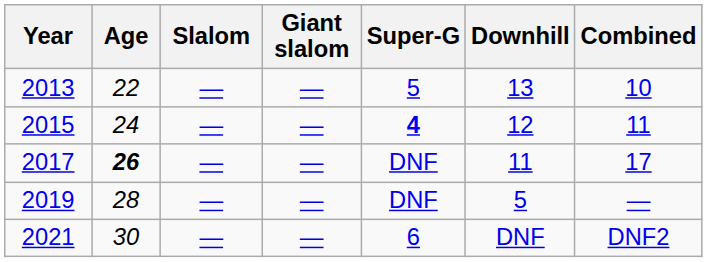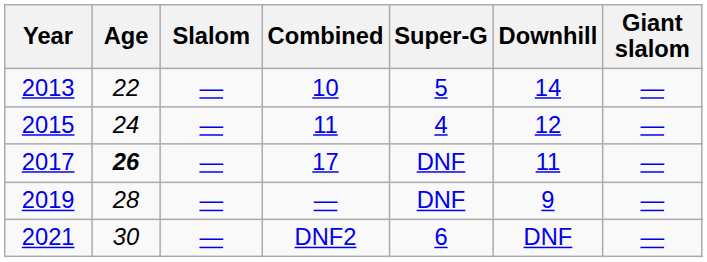columns swapped: (312, 36) <-> (638, 36)
(520, 87) 13 -> (548, 87) 14
(413, 125) bold -> (441, 125) normal
(520, 200) 5 -> (548, 200) 9
